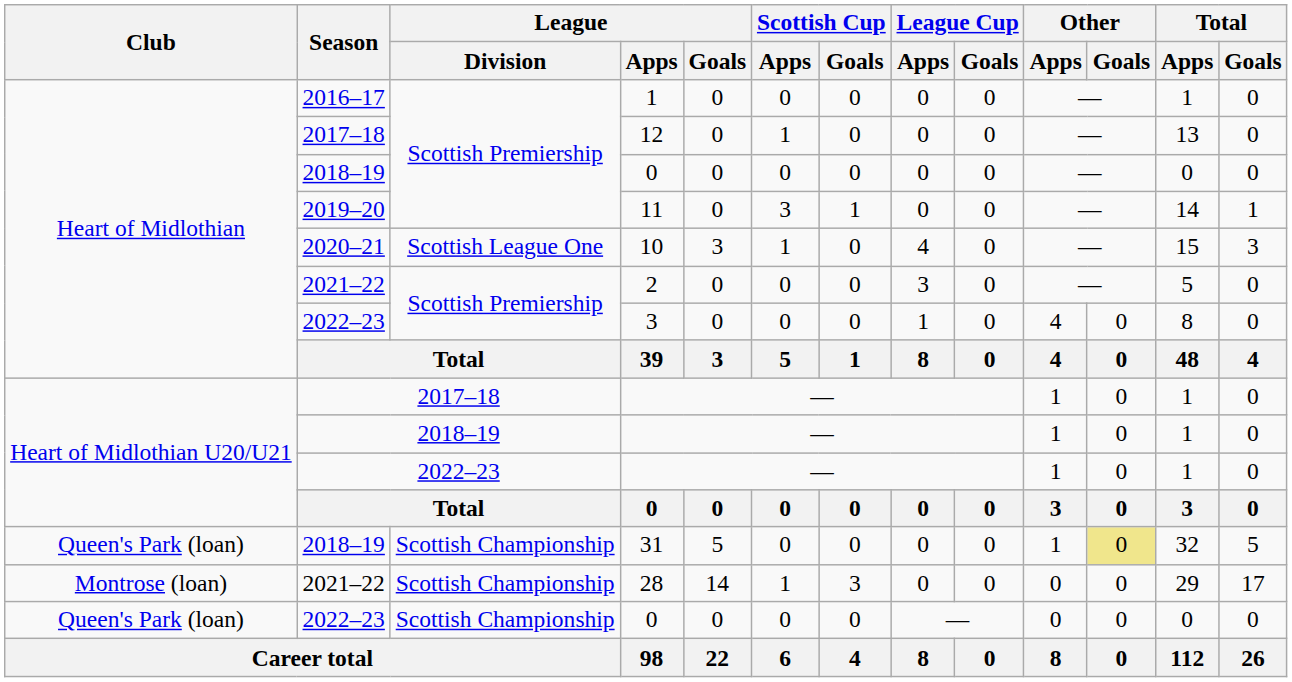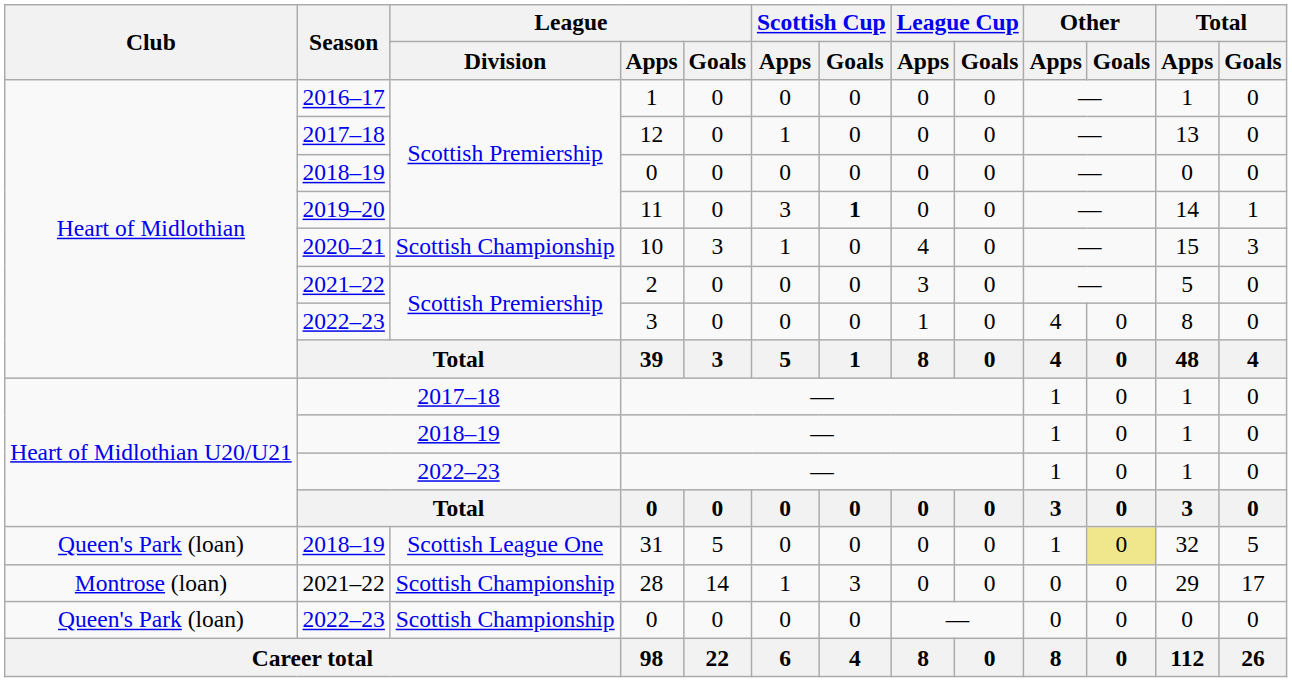(855, 209) normal -> (855, 209) bold
(505, 246) Scottish League One -> (505, 246) Scottish Championship
(505, 545) Scottish Championship -> (505, 545) Scottish League One
